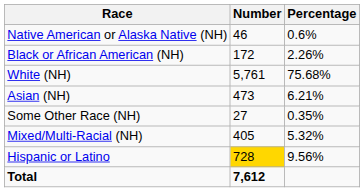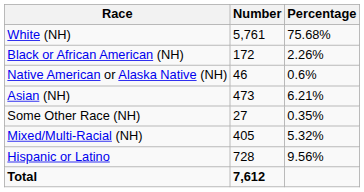rows swapped: (39, 75) <-> (117, 34)
(244, 156) gold background -> (244, 156) no background
